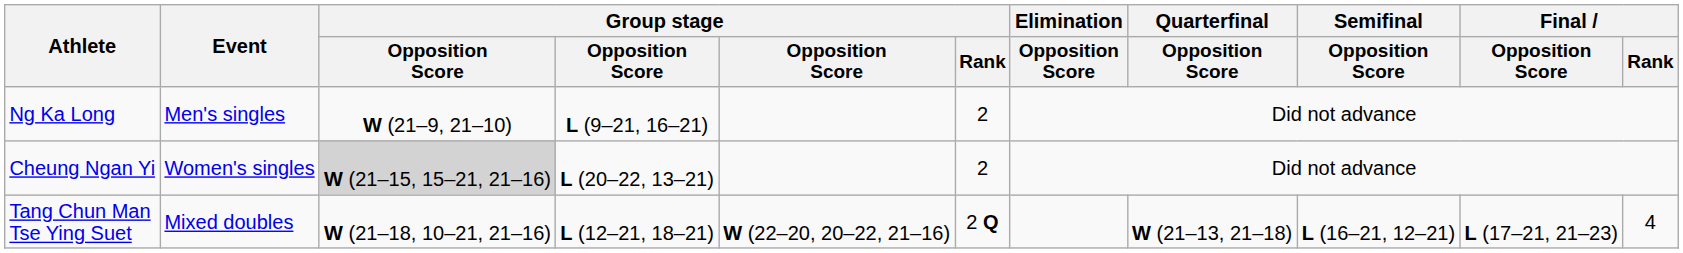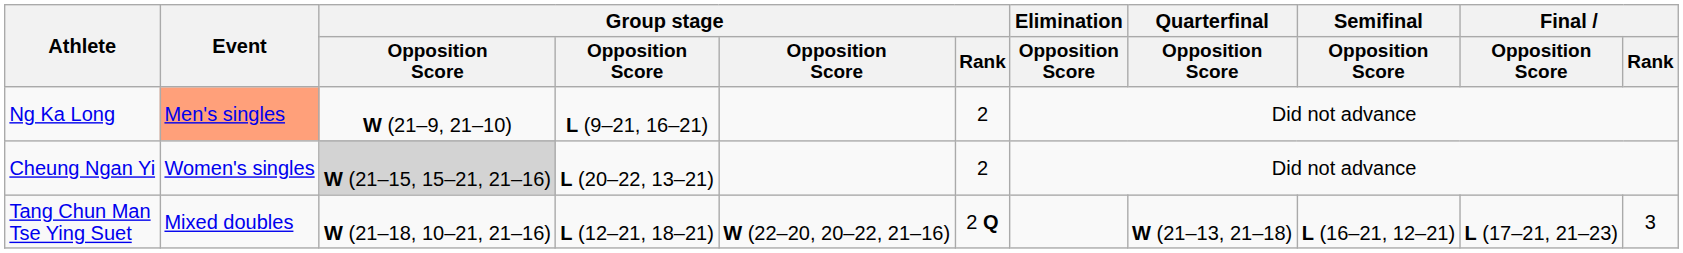(225, 114) no background -> (225, 114) lightsalmon background
(1650, 222) 4 -> (1650, 222) 3
